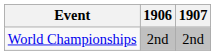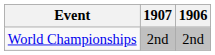columns swapped: (158, 15) <-> (193, 15)
